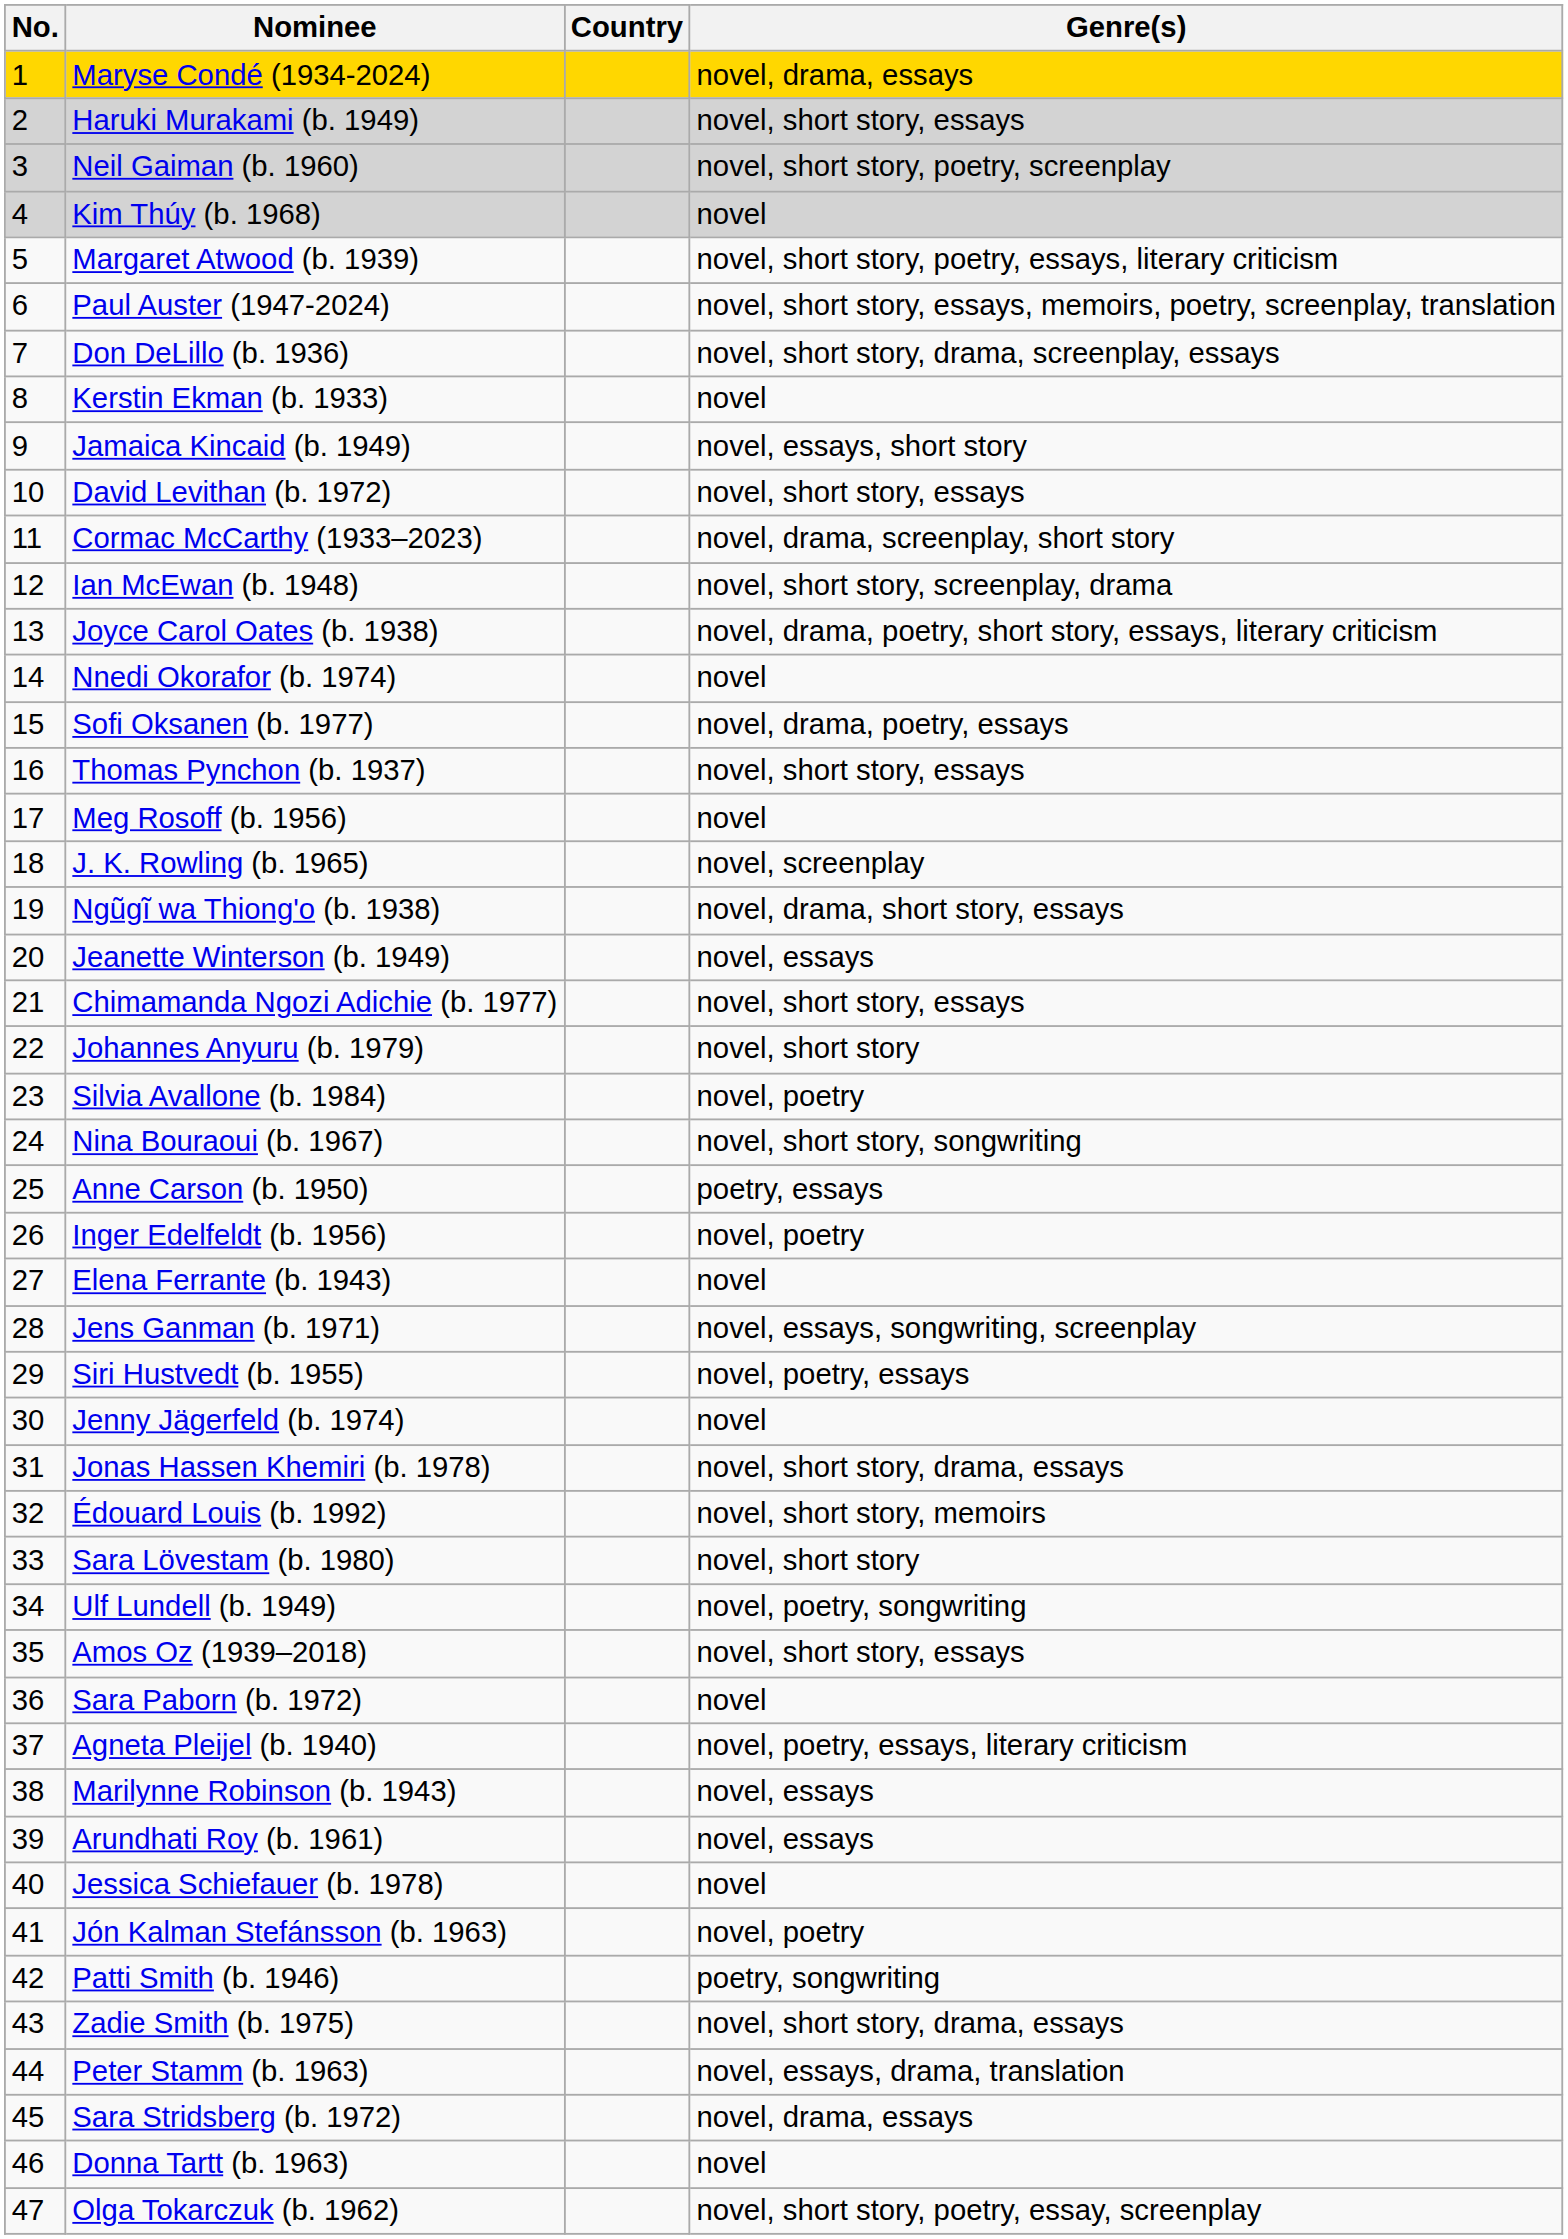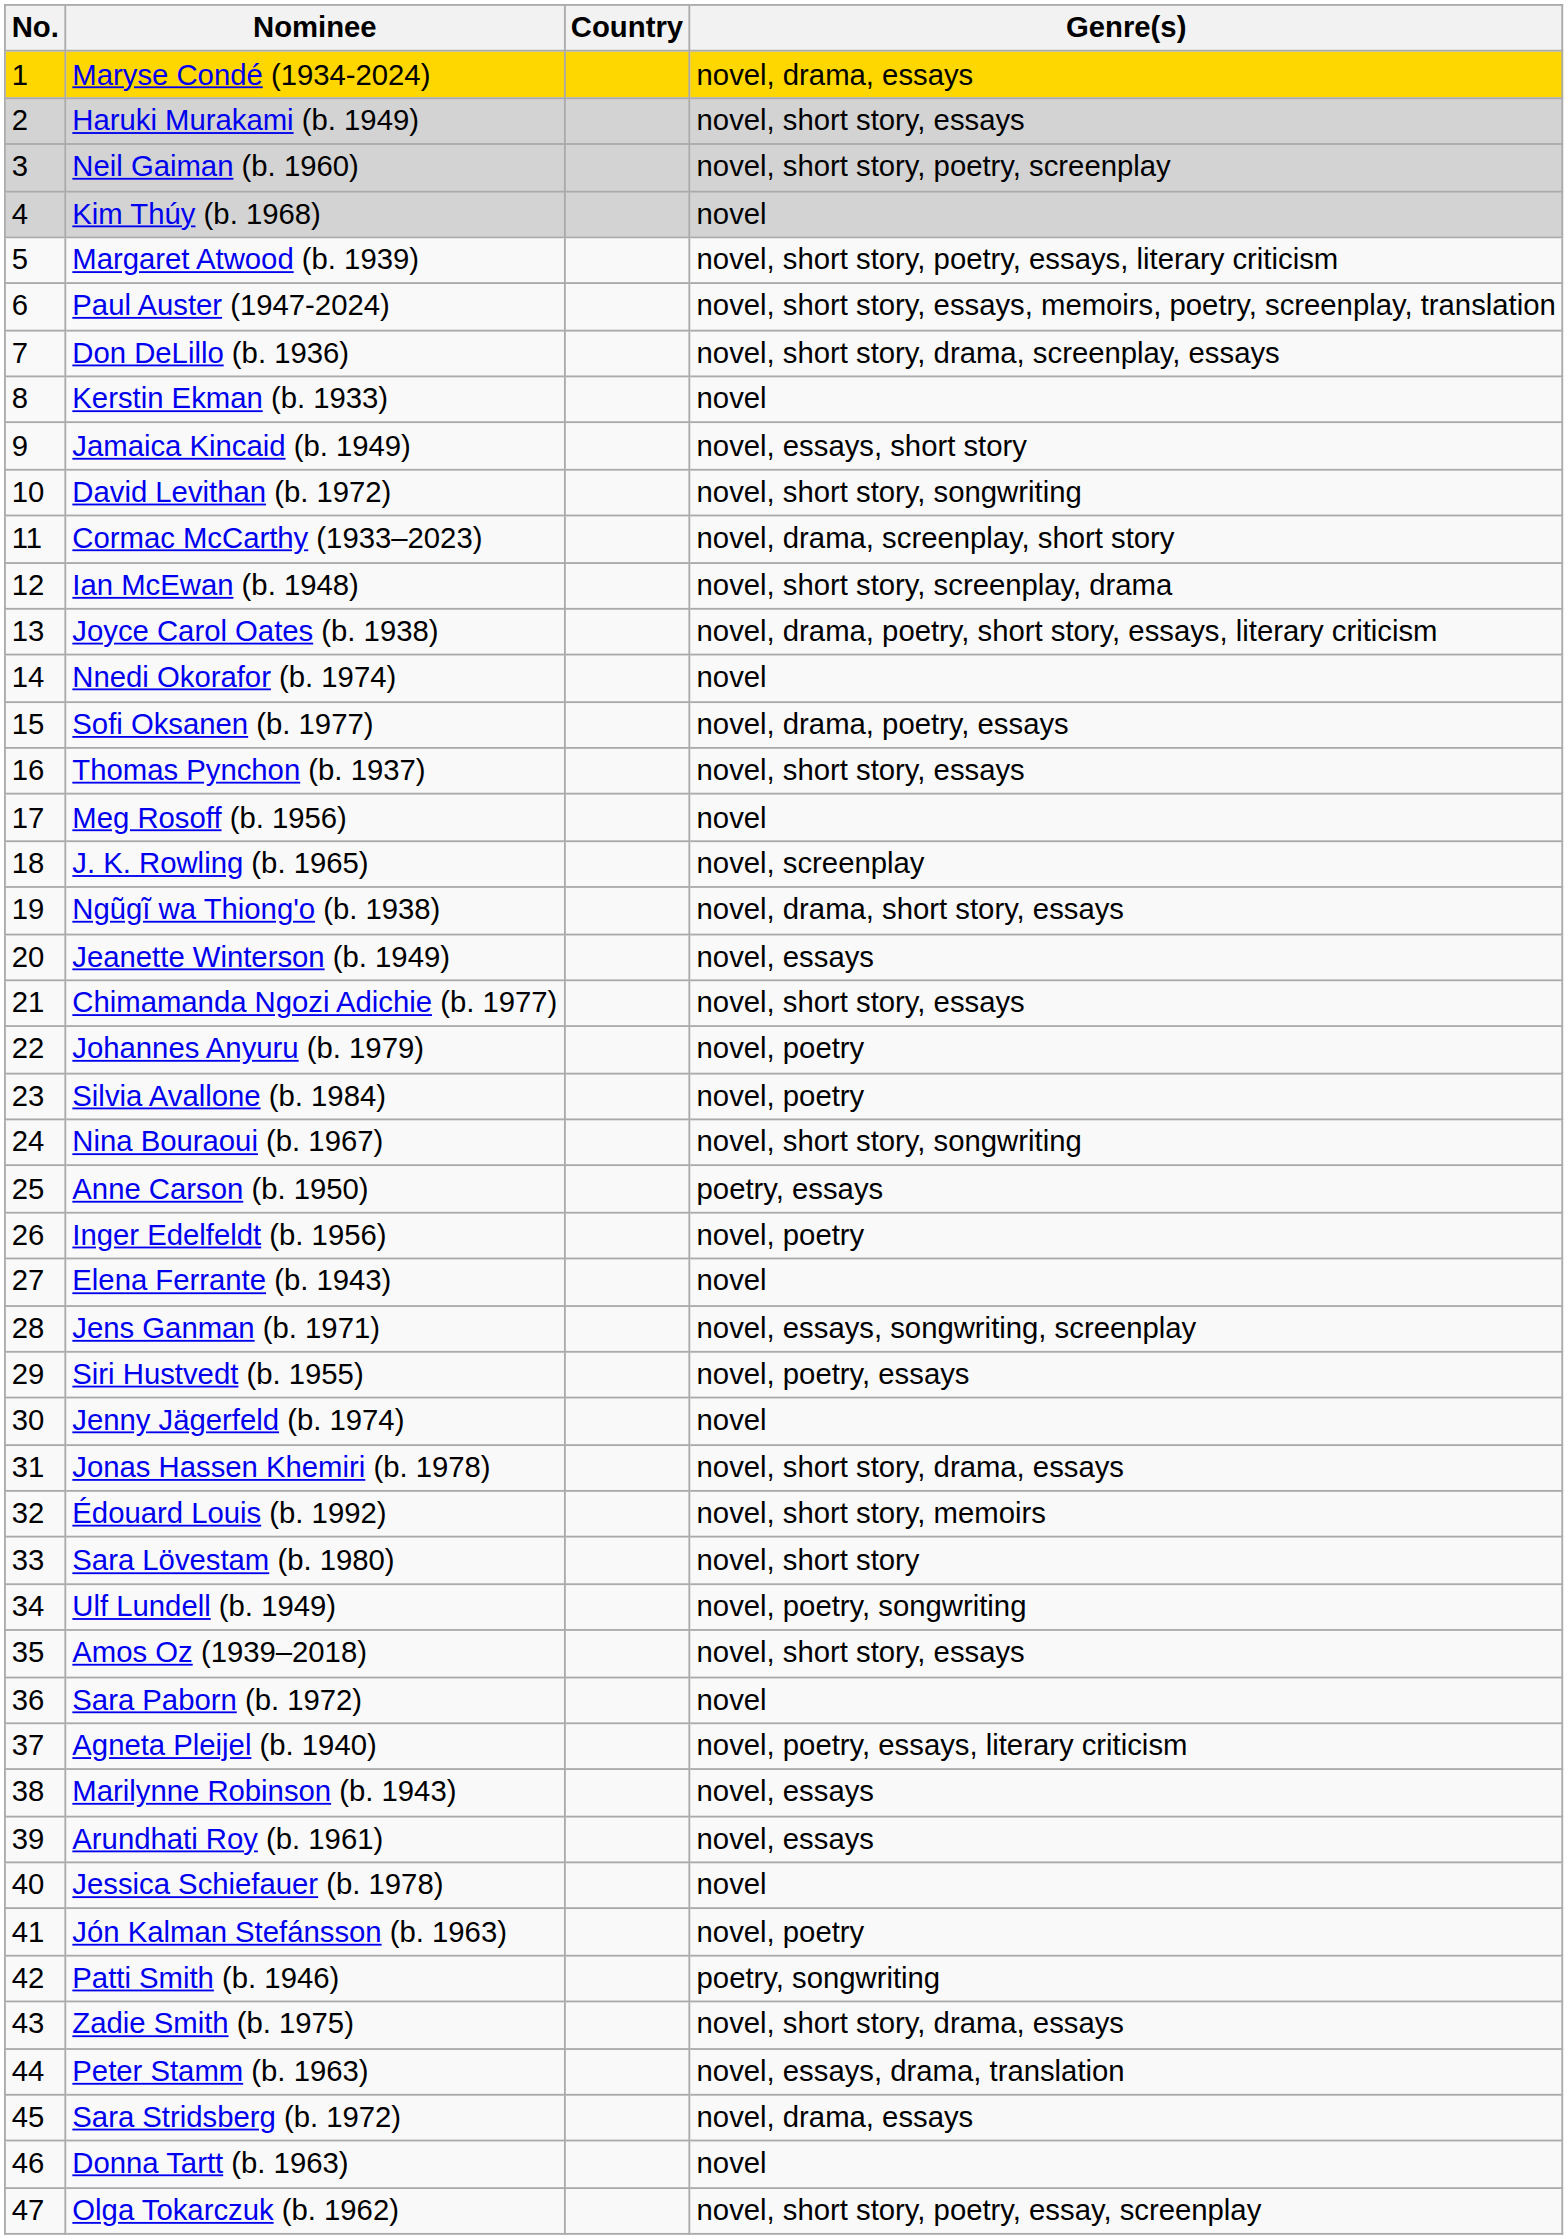(861, 492) novel, short story, essays -> (889, 492) novel, short story, songwriting
(808, 1049) novel, short story -> (780, 1049) novel, poetry
